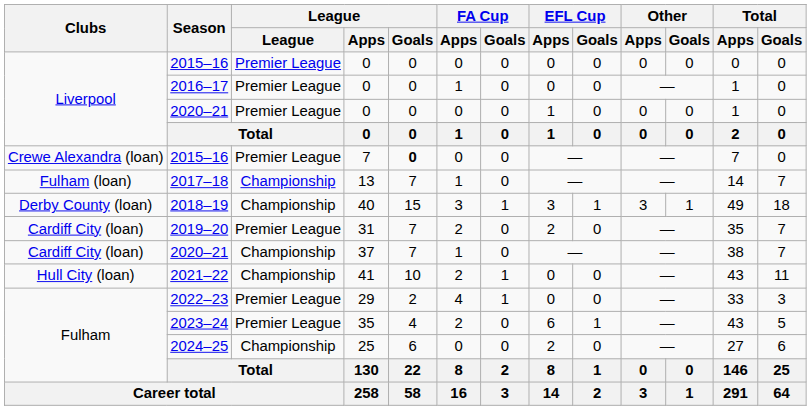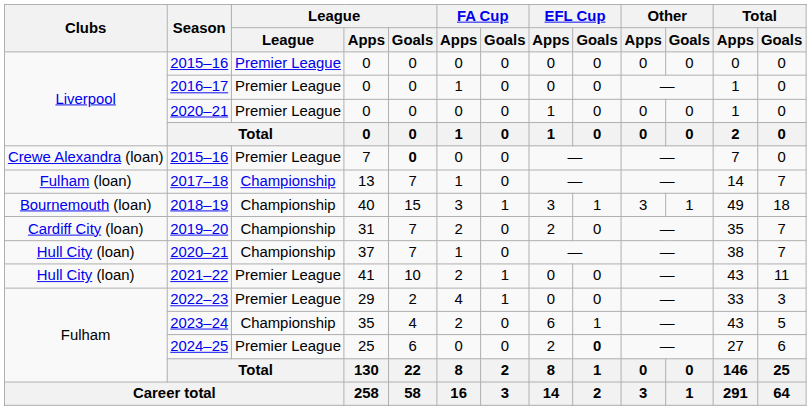(86, 205) Derby County (loan) -> (86, 205) Bournemouth (loan)
(288, 228) Premier League -> (288, 228) Championship
(86, 252) Cardiff City (loan) -> (86, 252) Hull City (loan)
(288, 275) Championship -> (288, 275) Premier League
(288, 323) Premier League -> (288, 323) Championship
(288, 346) Championship -> (288, 346) Premier League
(597, 346) normal -> (597, 346) bold
